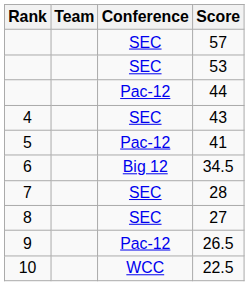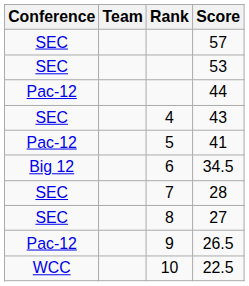columns swapped: (28, 17) <-> (145, 17)
